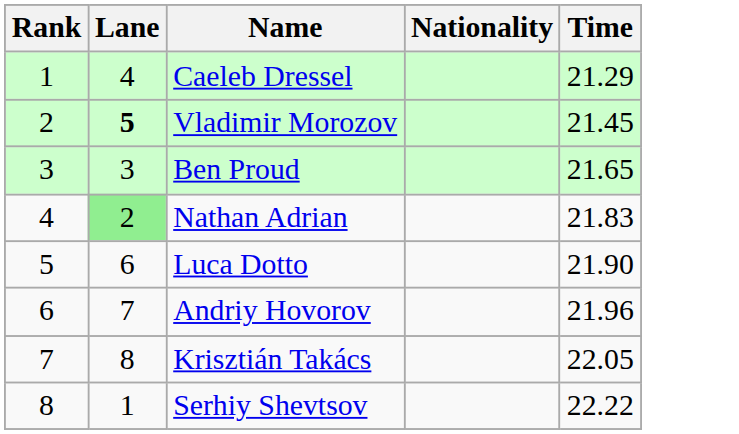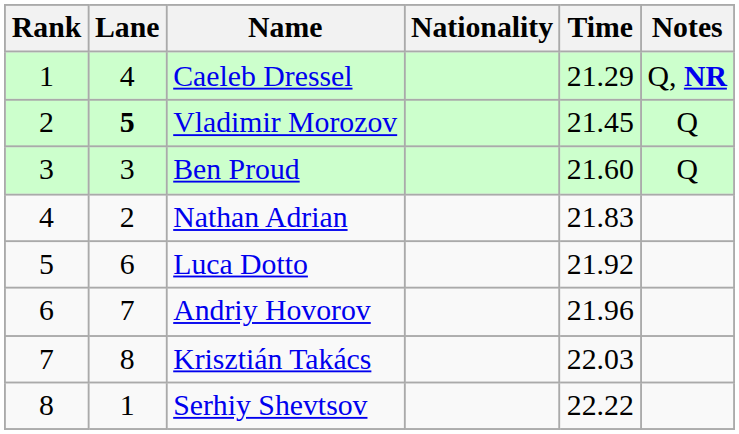+ column: (687, 28)
(600, 169) 21.65 -> (600, 169) 21.60
(127, 216) lightgreen background -> (127, 216) no background
(600, 264) 21.90 -> (600, 264) 21.92
(600, 358) 22.05 -> (600, 358) 22.03
